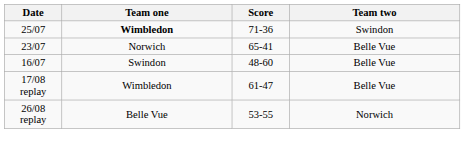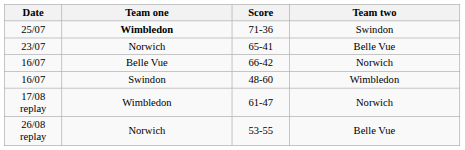+ row: (261, 63)
(374, 63) Belle Vue -> (374, 79) Wimbledon
(374, 85) Belle Vue -> (374, 102) Norwich
(147, 114) Belle Vue -> (147, 131) Norwich
(374, 114) Norwich -> (374, 131) Belle Vue
